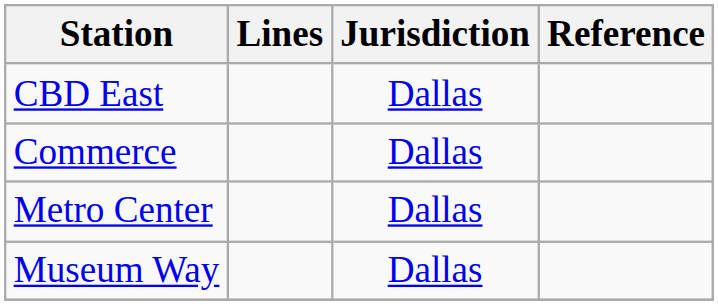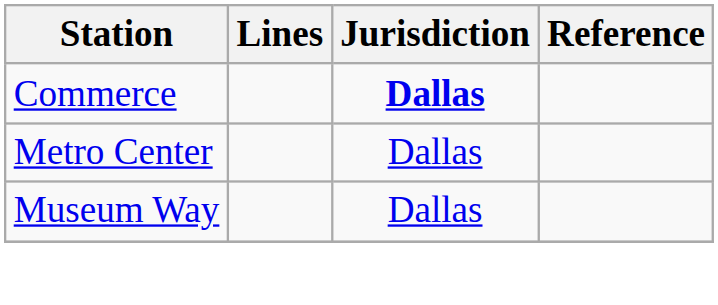- row: (88, 92)
(435, 151) normal -> (435, 92) bold
